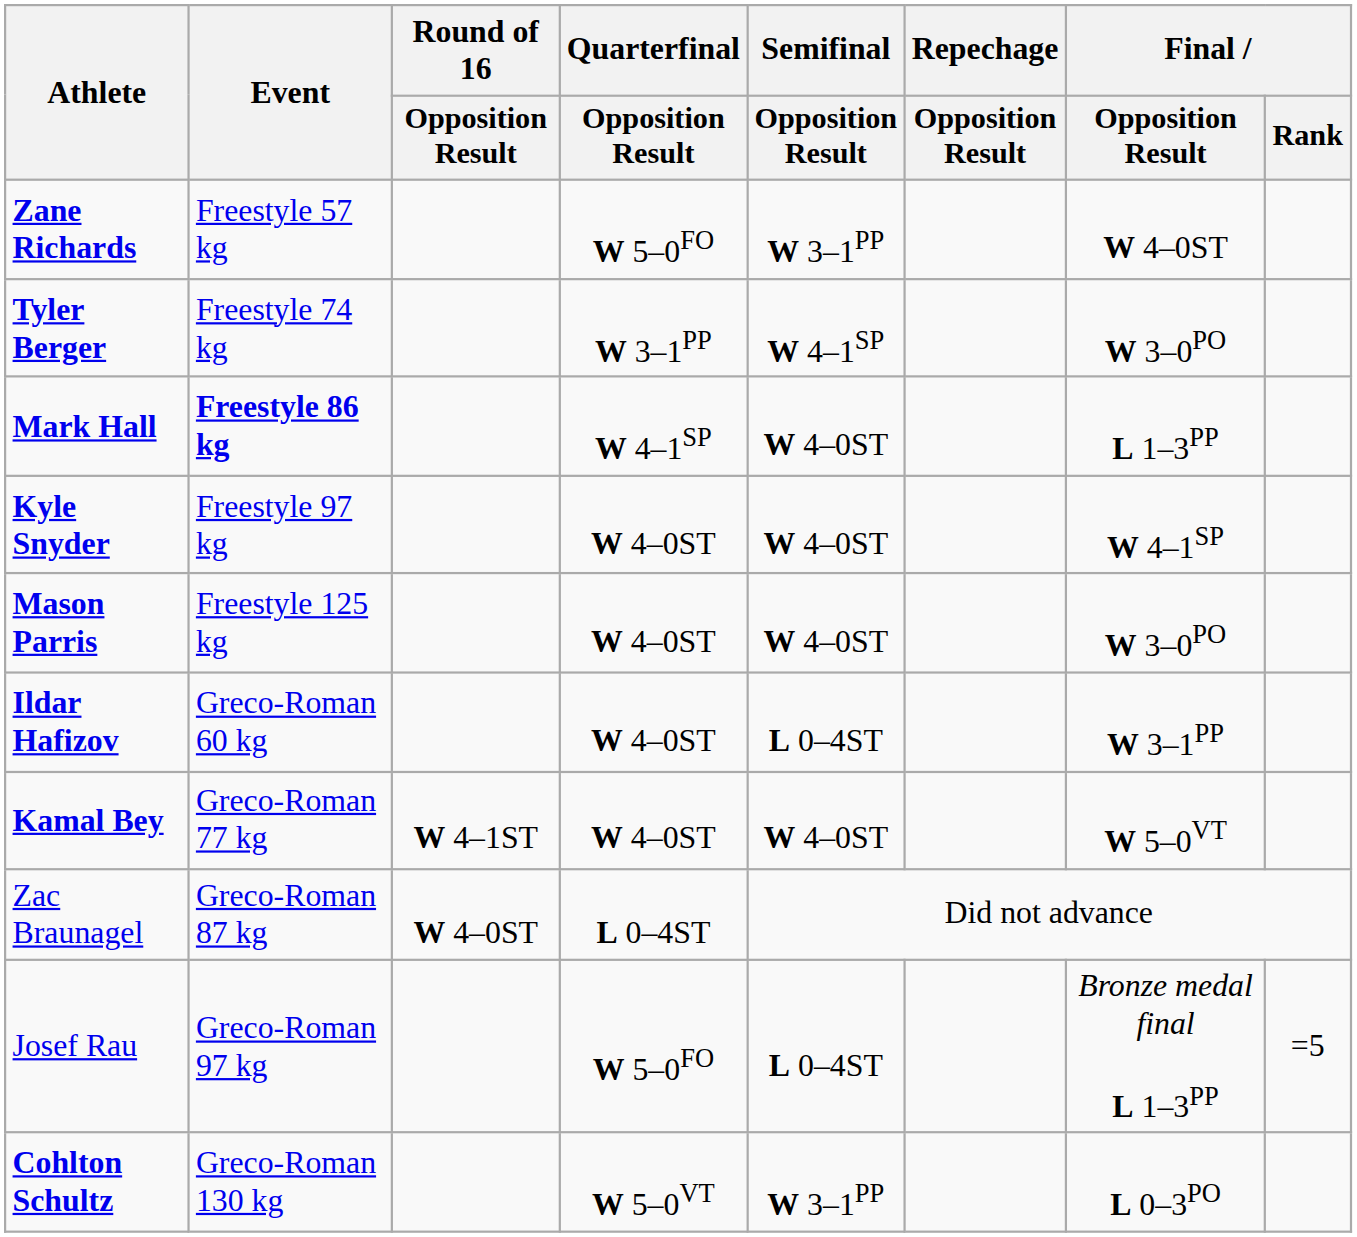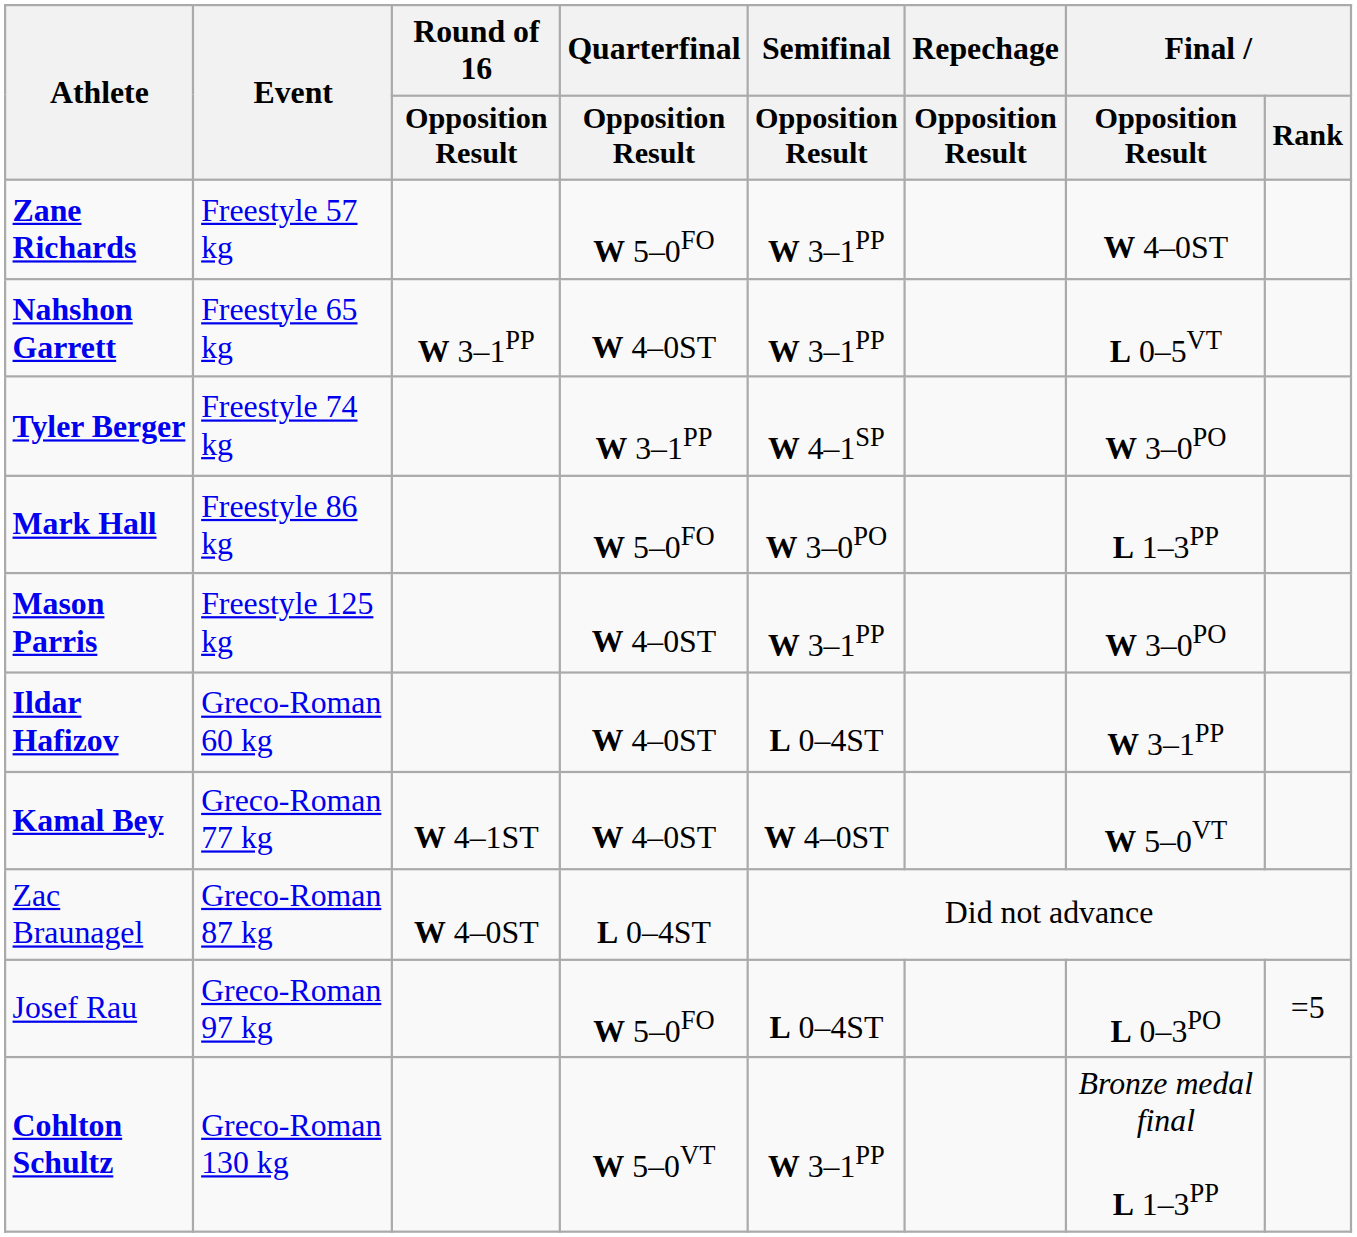+ row: (73, 327)
(277, 426) bold -> (279, 524) normal
(653, 444) W 4–1SP -> (654, 543) W 5–0FO
(826, 444) W 4–0ST -> (826, 543) W 3–0PO
- row: (61, 524)
(826, 641) W 4–0ST -> (826, 641) W 3–1PP
(1166, 1045) Bronze medal final L 1–3PP -> (1166, 1027) L 0–3PO
(1166, 1200) L 0–3PO -> (1166, 1144) Bronze medal final L 1–3PP
